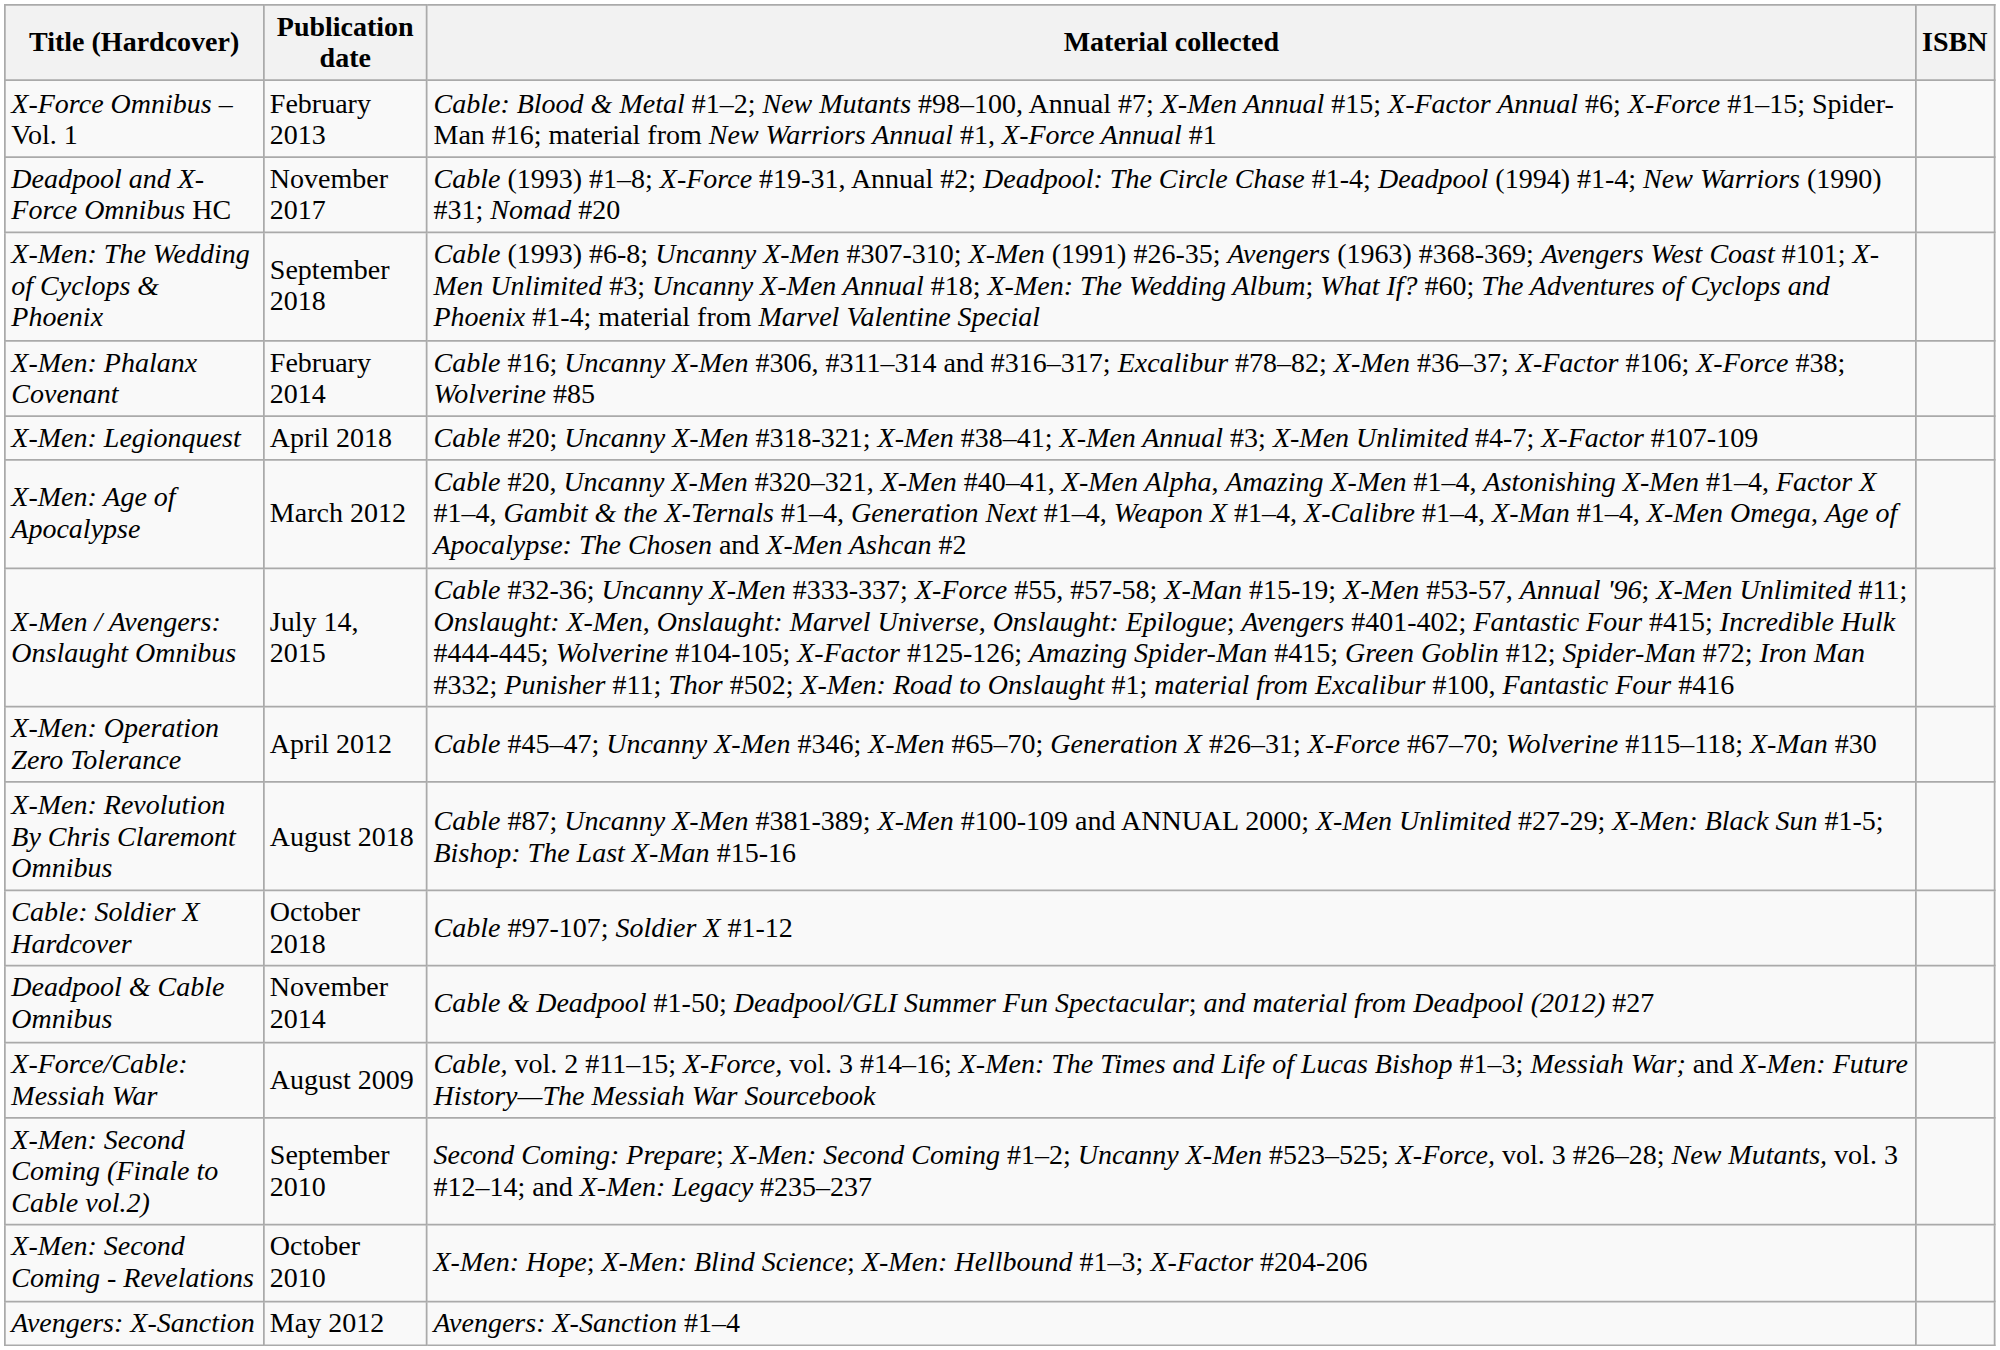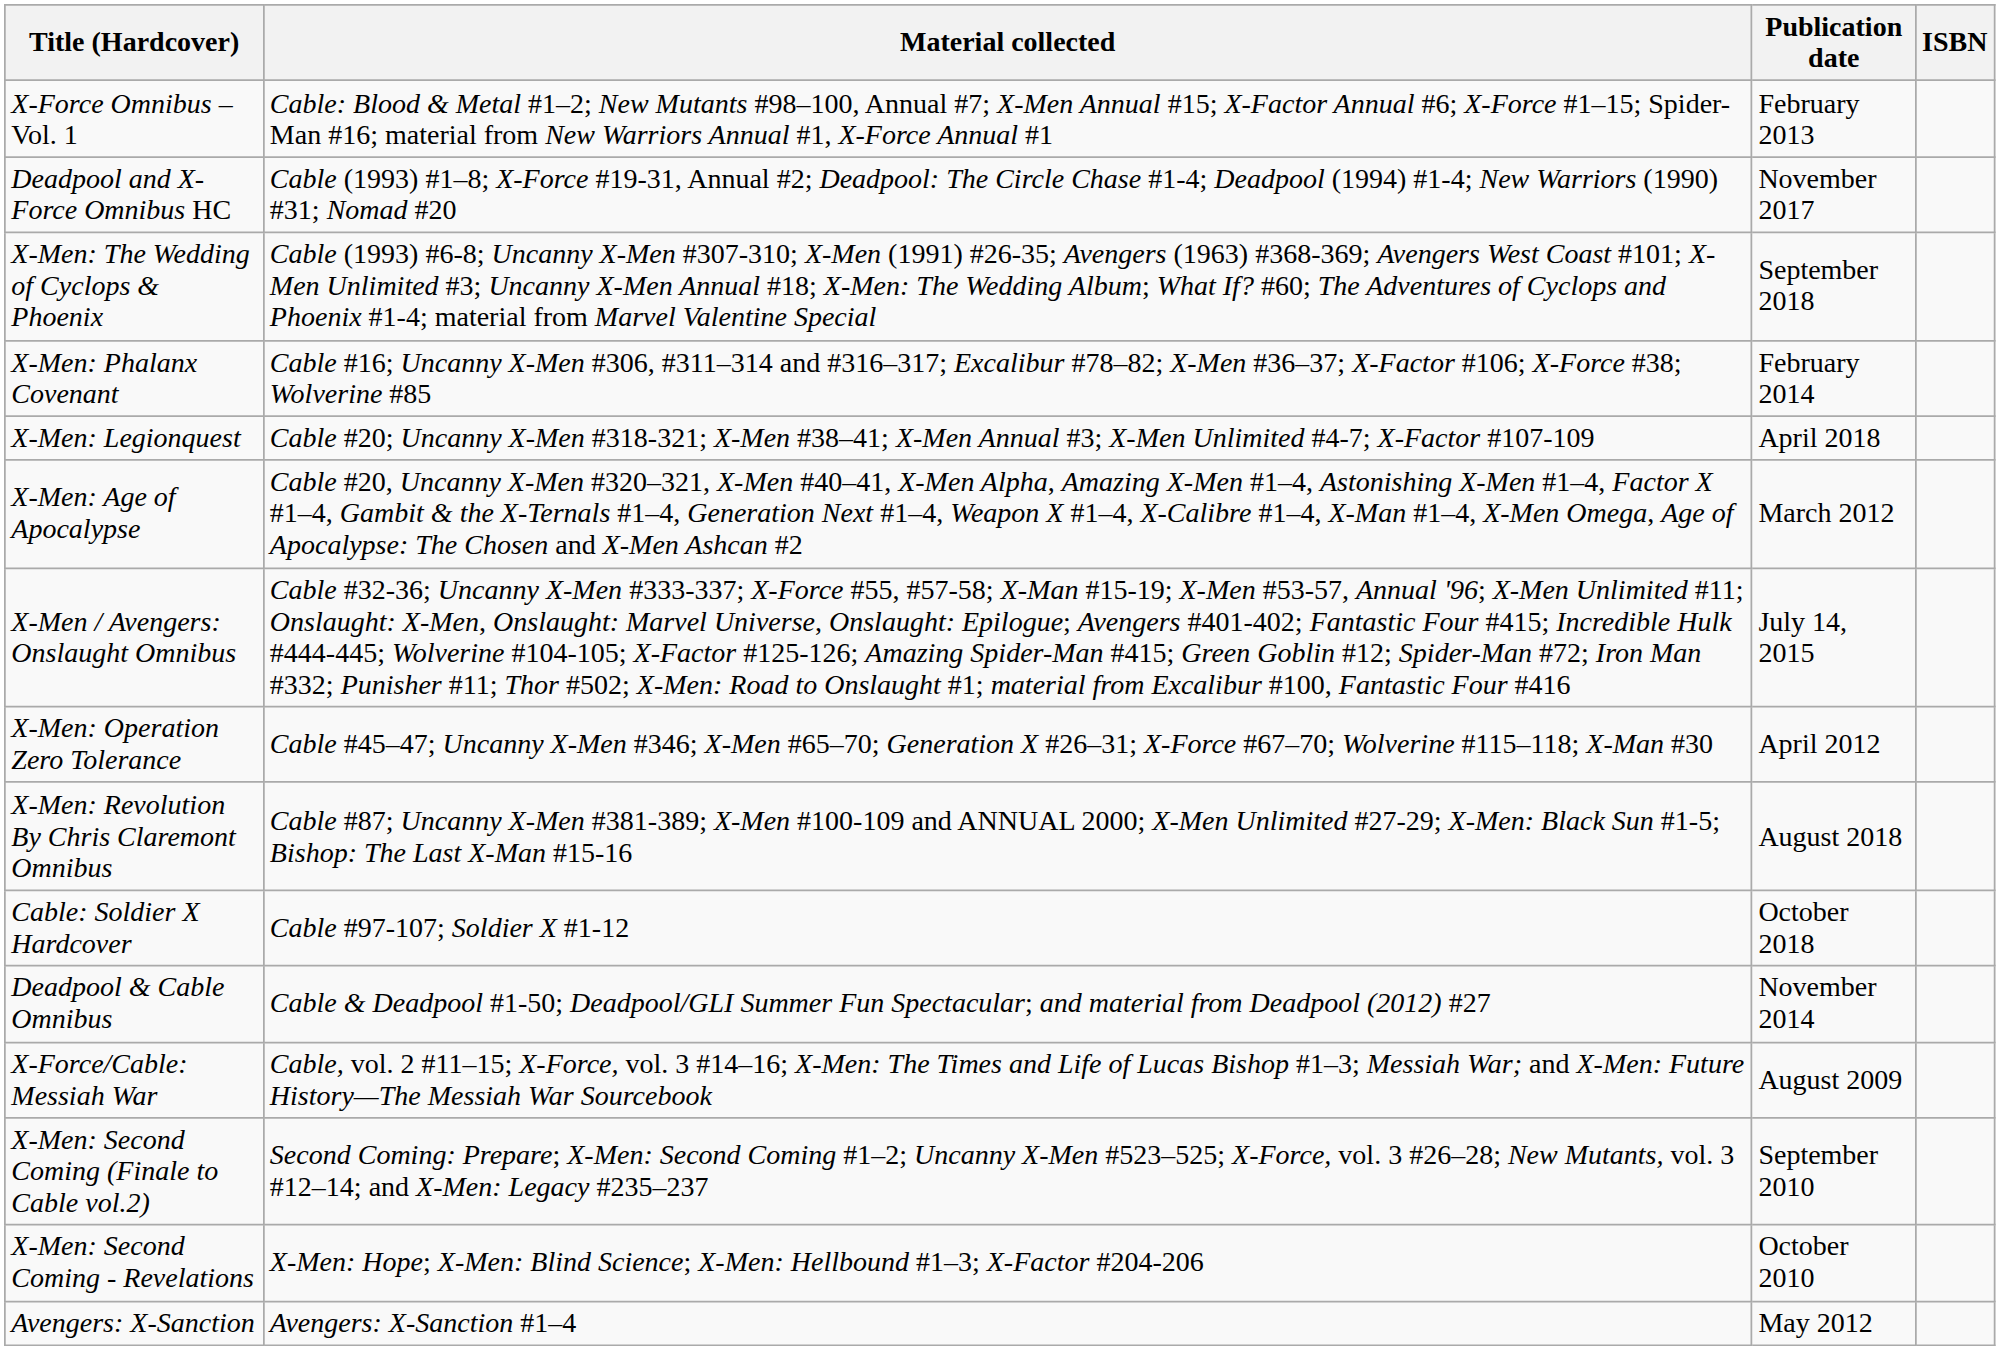columns swapped: (1171, 42) <-> (345, 42)
